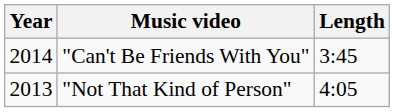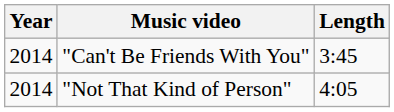(31, 89) 2013 -> (31, 89) 2014
